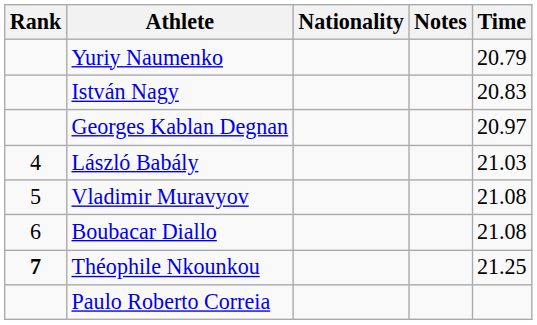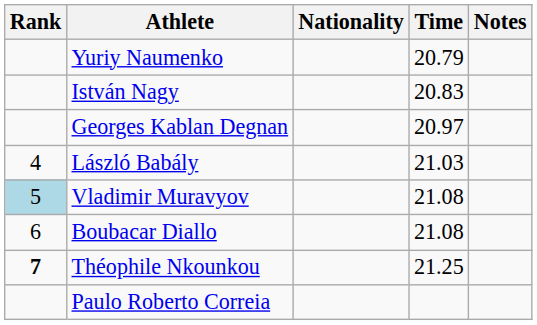columns swapped: (502, 22) <-> (440, 22)
(36, 197) no background -> (36, 197) lightblue background
